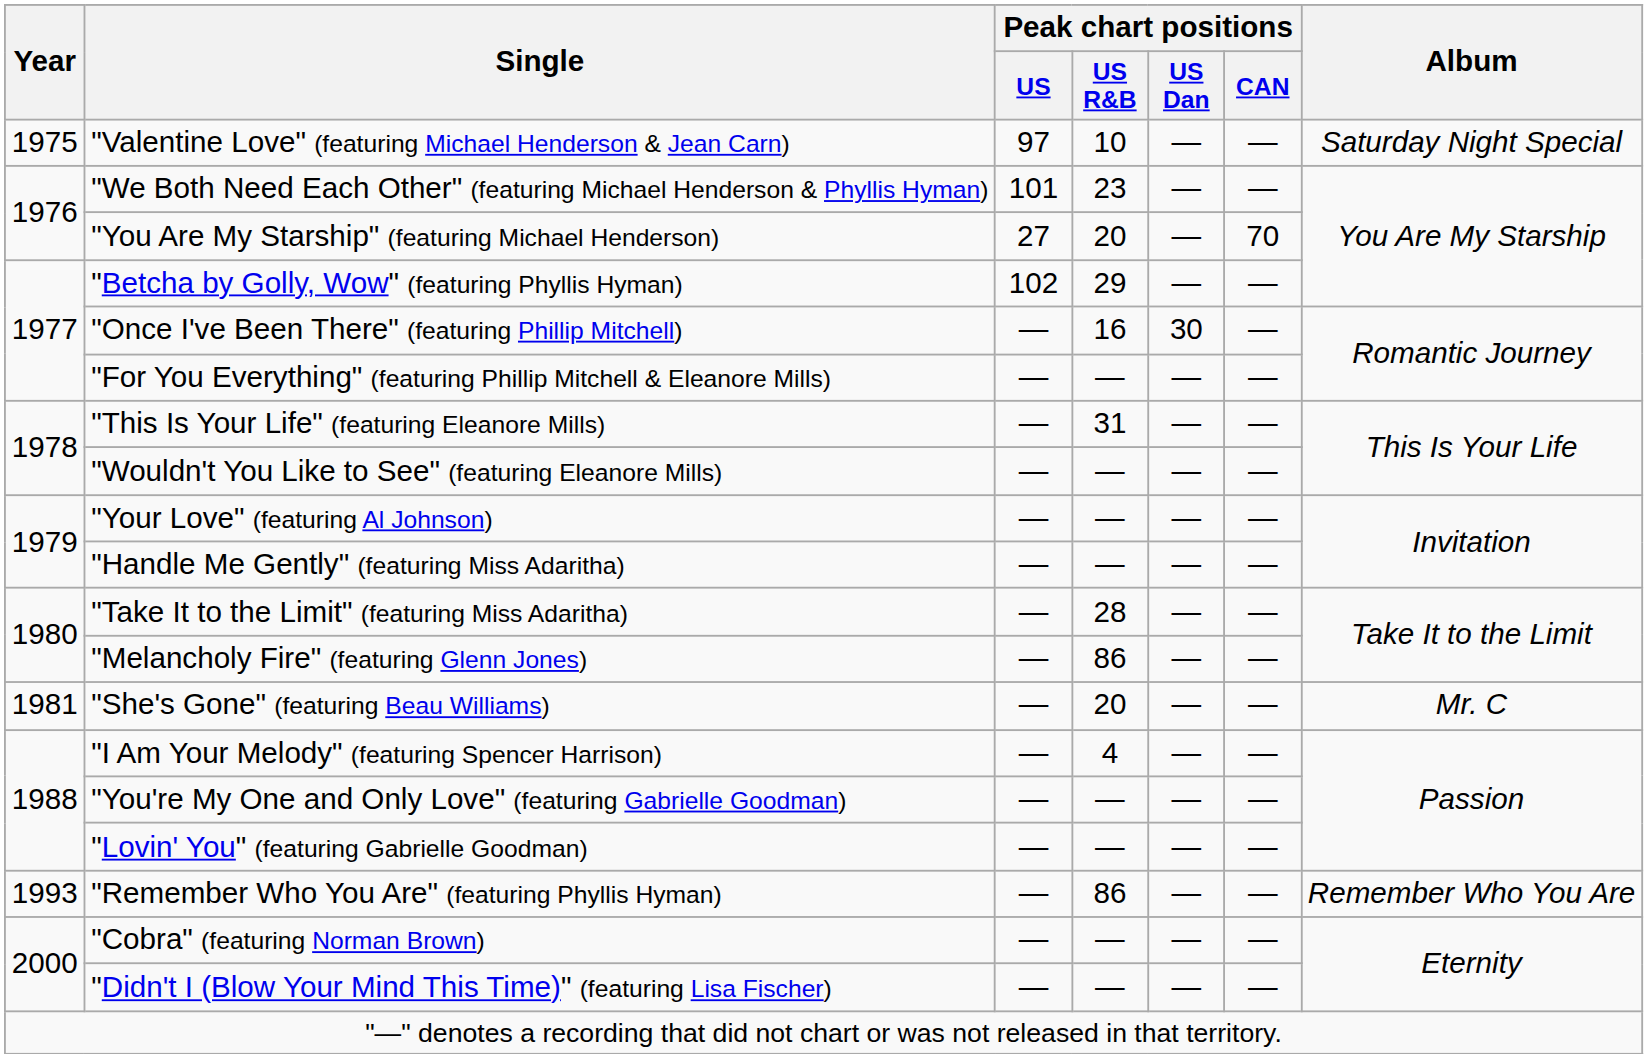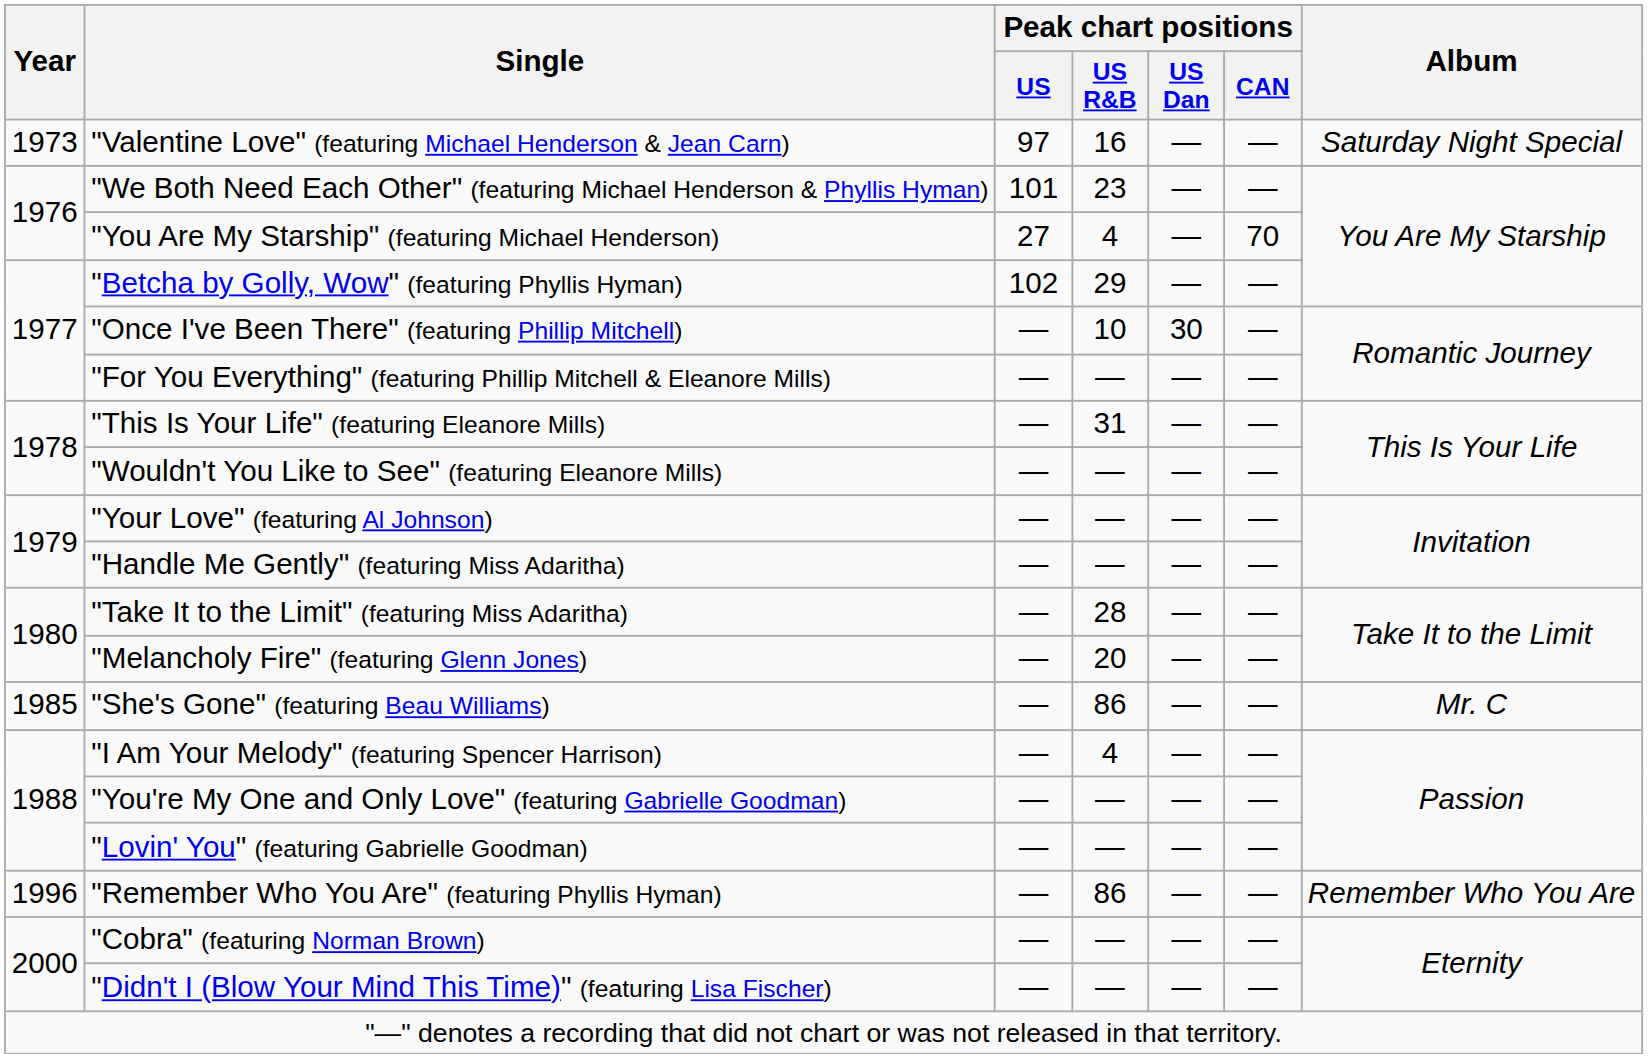(45, 142) 1975 -> (45, 142) 1973
(1110, 142) 10 -> (1110, 142) 16
(1110, 235) 20 -> (1110, 235) 4
(1110, 329) 16 -> (1110, 329) 10
(1110, 658) 86 -> (1110, 658) 20
(45, 705) 1981 -> (45, 705) 1985
(1110, 705) 20 -> (1110, 705) 86
(45, 893) 1993 -> (45, 893) 1996
